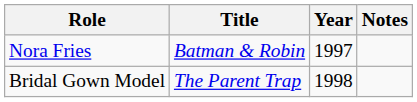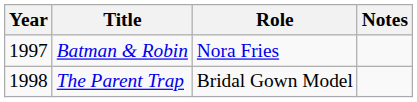columns swapped: (333, 19) <-> (87, 19)
